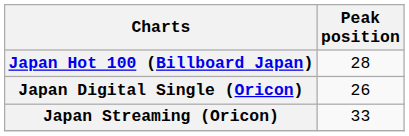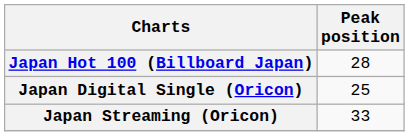(360, 90) 26 -> (360, 90) 25
